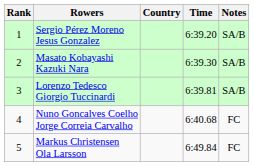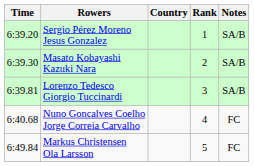columns swapped: (19, 12) <-> (201, 12)
